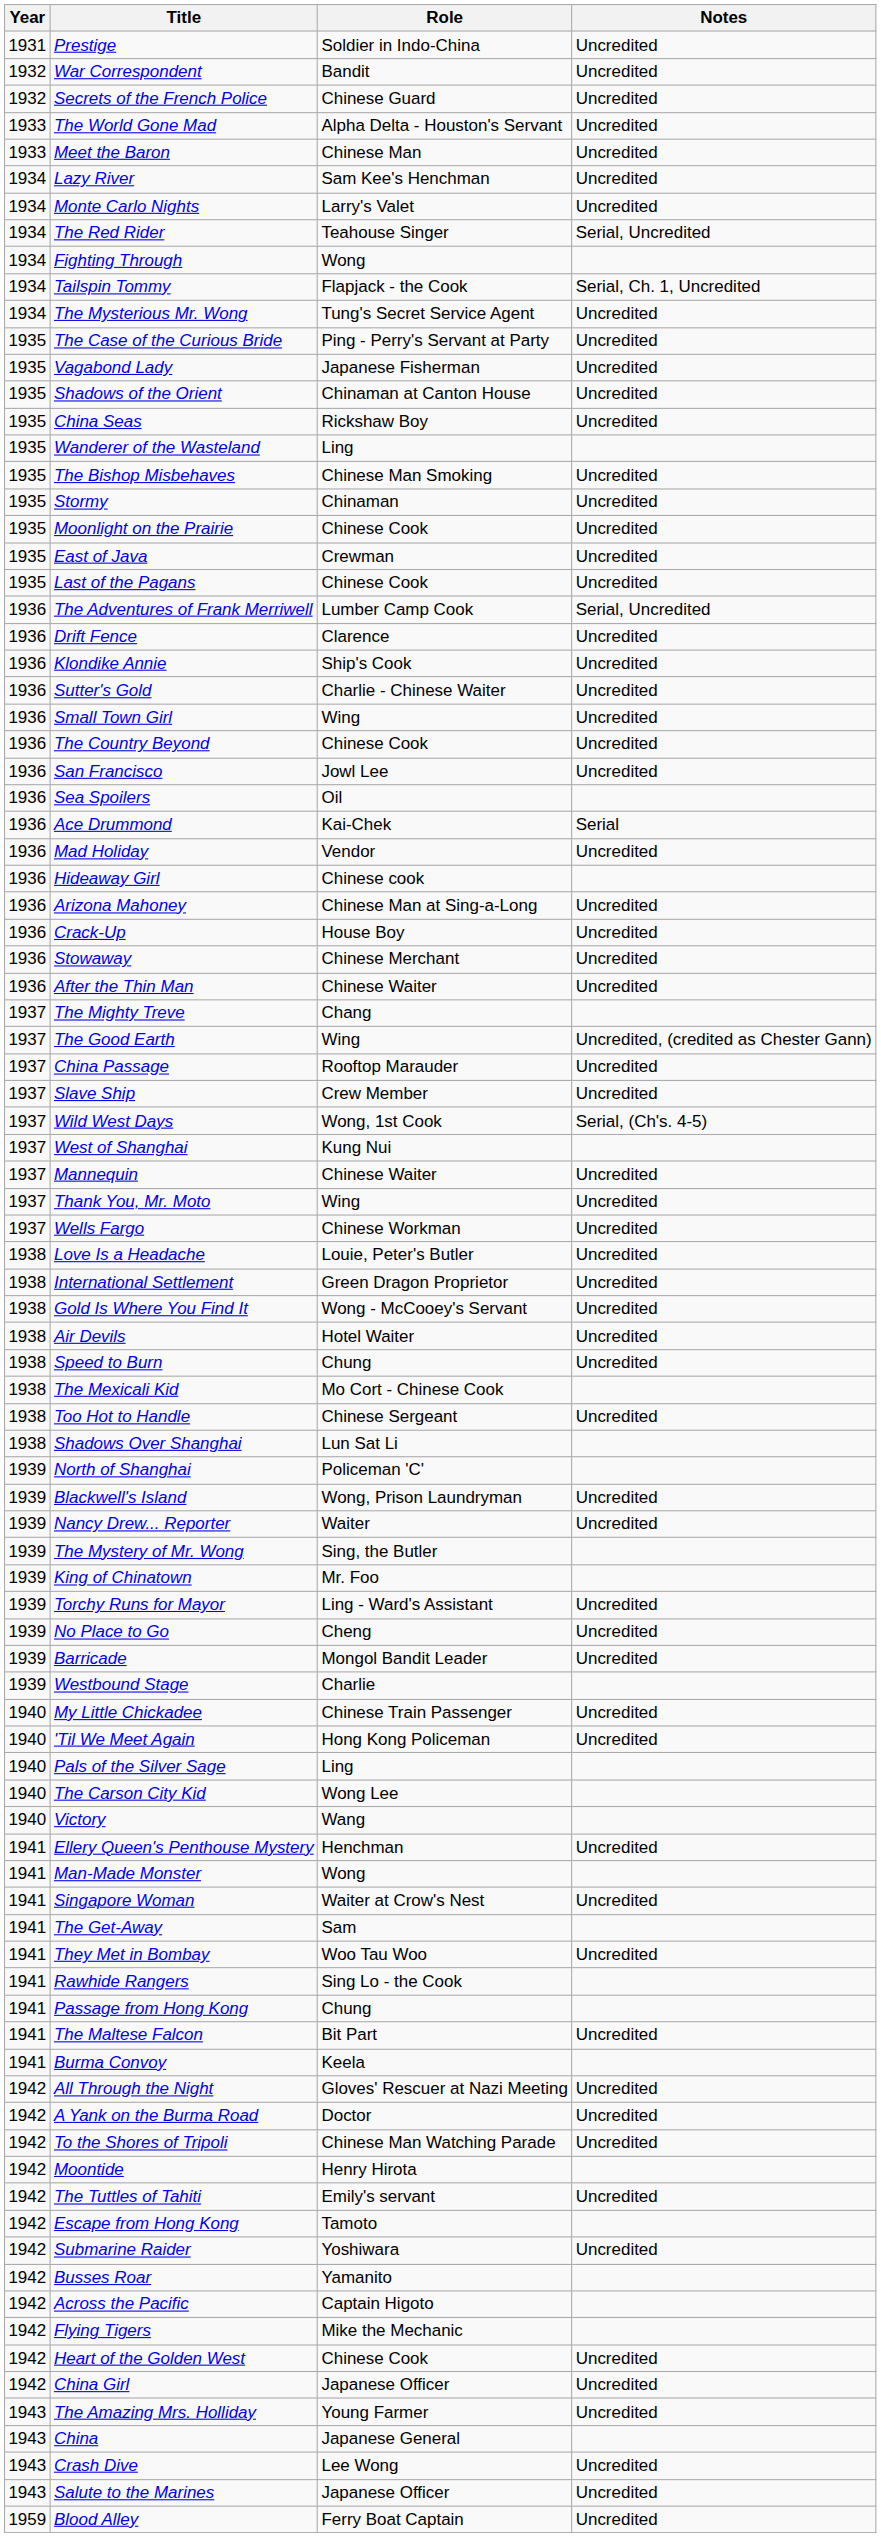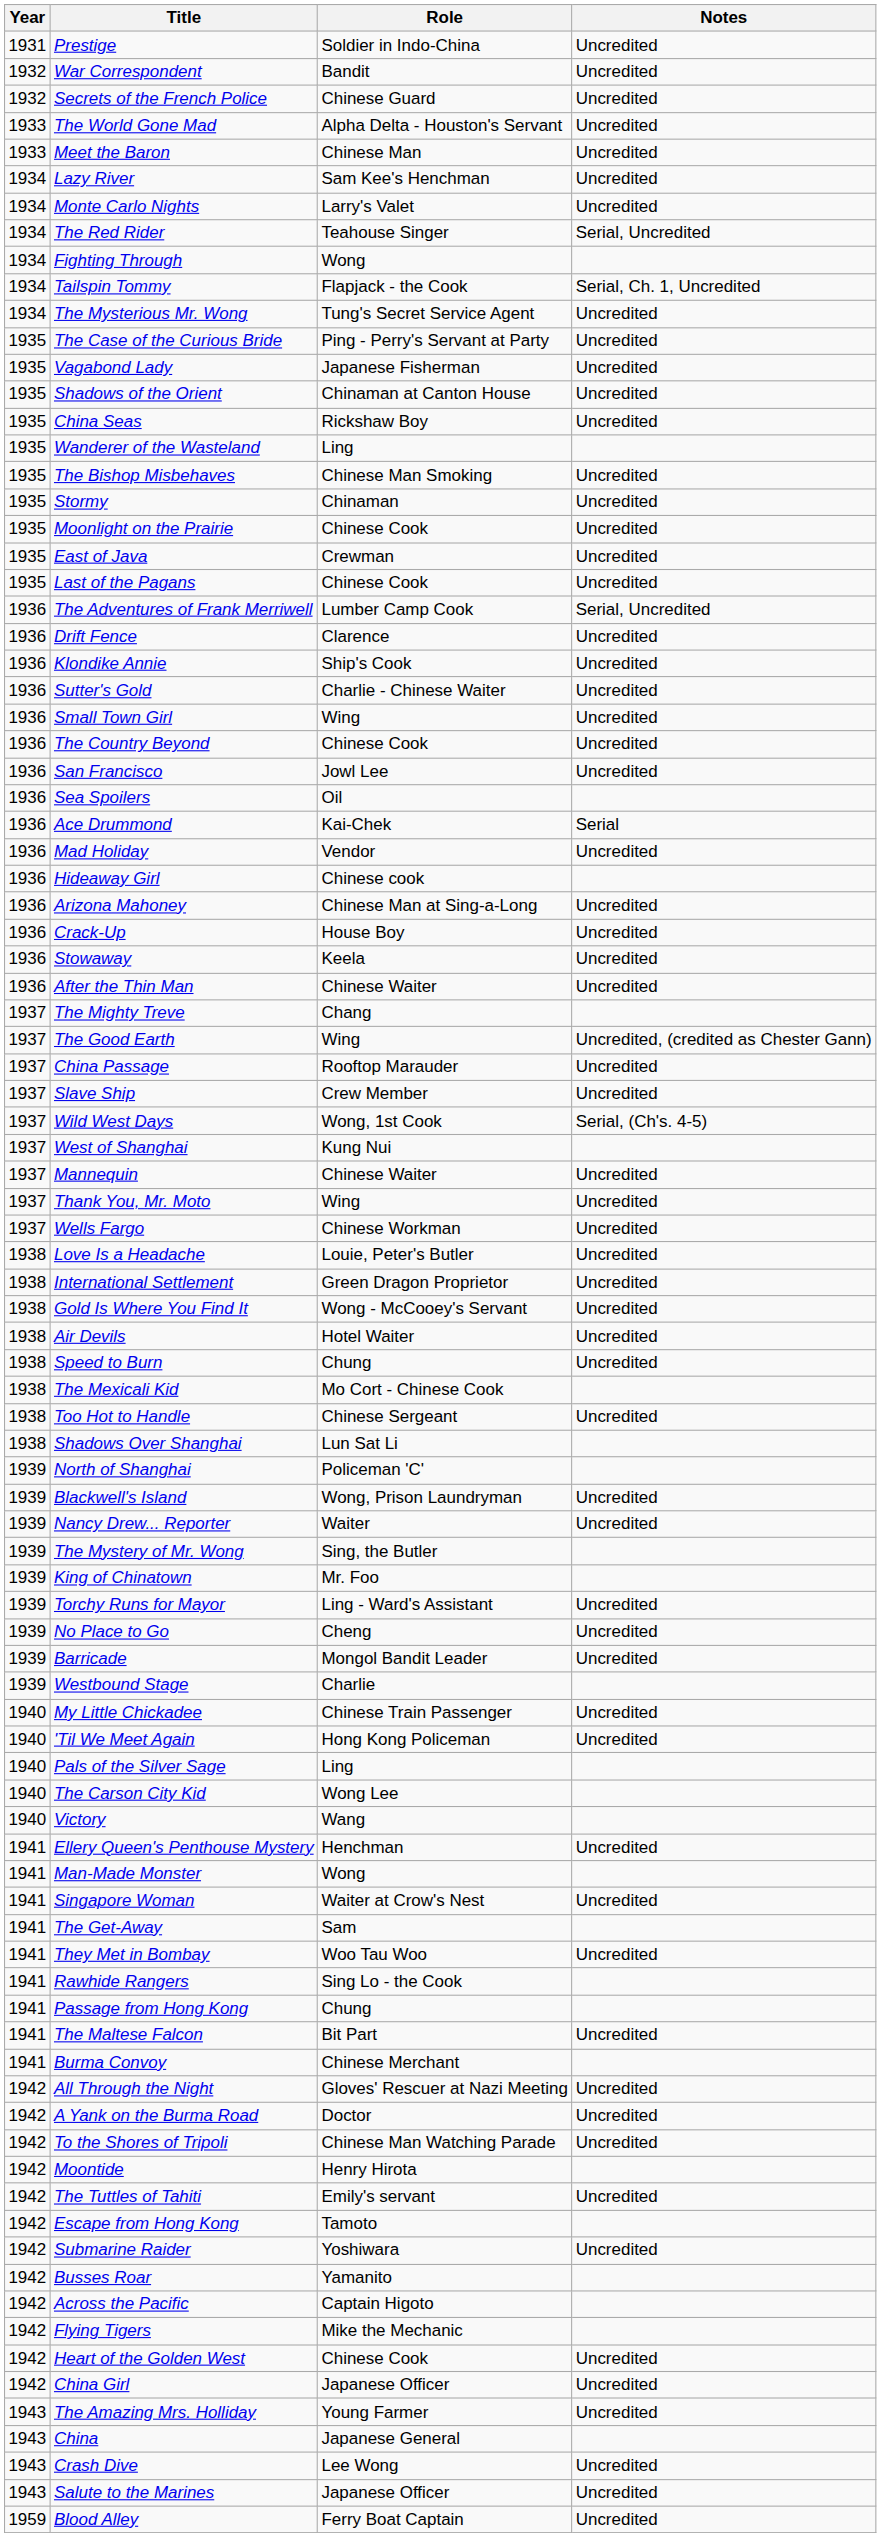(390, 959) Chinese Merchant -> (343, 959) Keela
(343, 2062) Keela -> (390, 2062) Chinese Merchant
